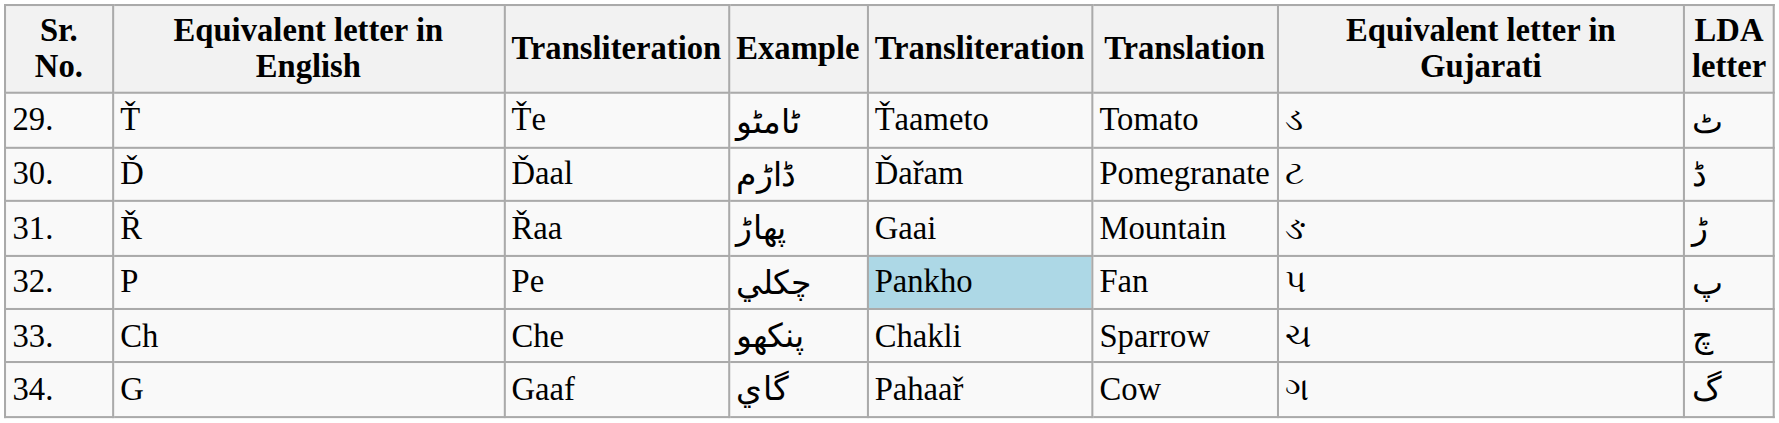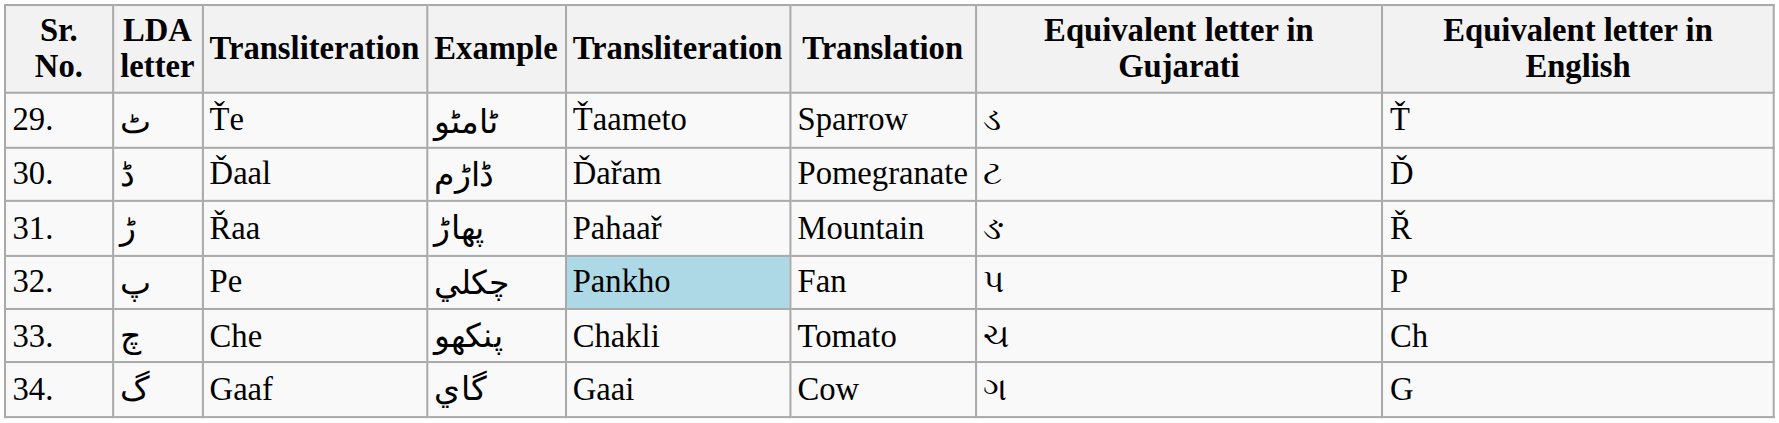columns swapped: (1729, 48) <-> (308, 48)
(1149, 119) Tomato -> (853, 119) Sparrow
(905, 227) Gaai -> (617, 227) Pahaař
(1155, 335) Sparrow -> (847, 335) Tomato
(919, 388) Pahaař -> (604, 388) Gaai
